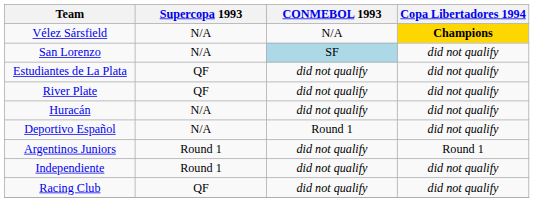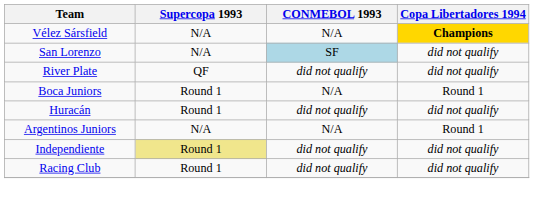- row: (70, 71)
+ row: (70, 91)
(201, 110) N/A -> (201, 110) Round 1
- row: (70, 129)
(201, 149) Round 1 -> (201, 129) N/A
(332, 149) did not qualify -> (332, 129) N/A
(201, 168) no background -> (201, 149) khaki background
(201, 187) QF -> (201, 168) Round 1
